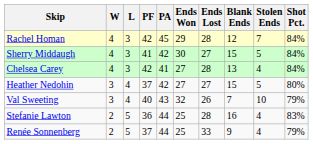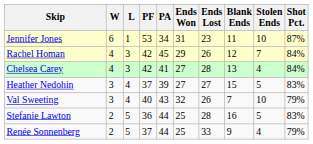+ row: (34, 38)
(206, 38) 28 -> (206, 54) 26
- row: (41, 54)
(164, 85) 42 -> (164, 85) 39
(296, 85) 80% -> (296, 85) 83%
(259, 116) 4 -> (259, 116) 5
